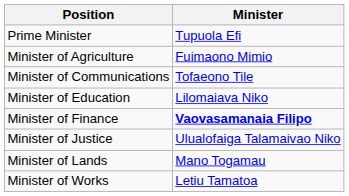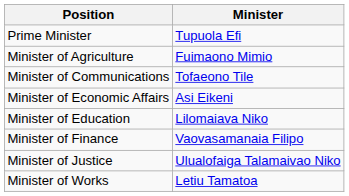+ row: (88, 98)
(244, 118) bold -> (239, 139) normal
- row: (57, 160)
